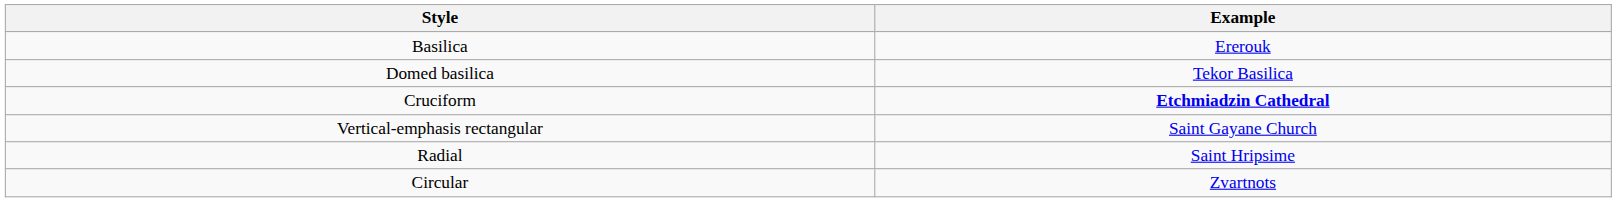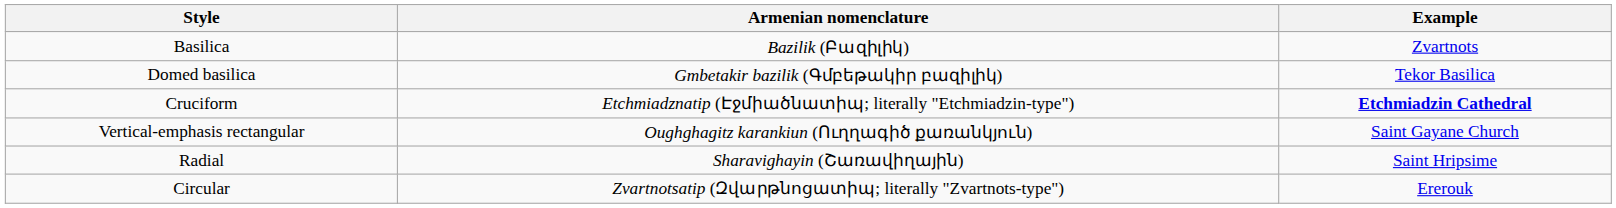+ column: (838, 18)
(1243, 45) Ererouk -> (1445, 46) Zvartnots
(1243, 182) Zvartnots -> (1445, 188) Ererouk
